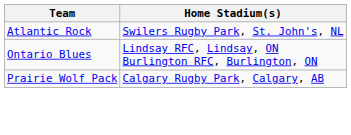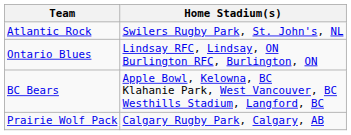+ row: (33, 91)
